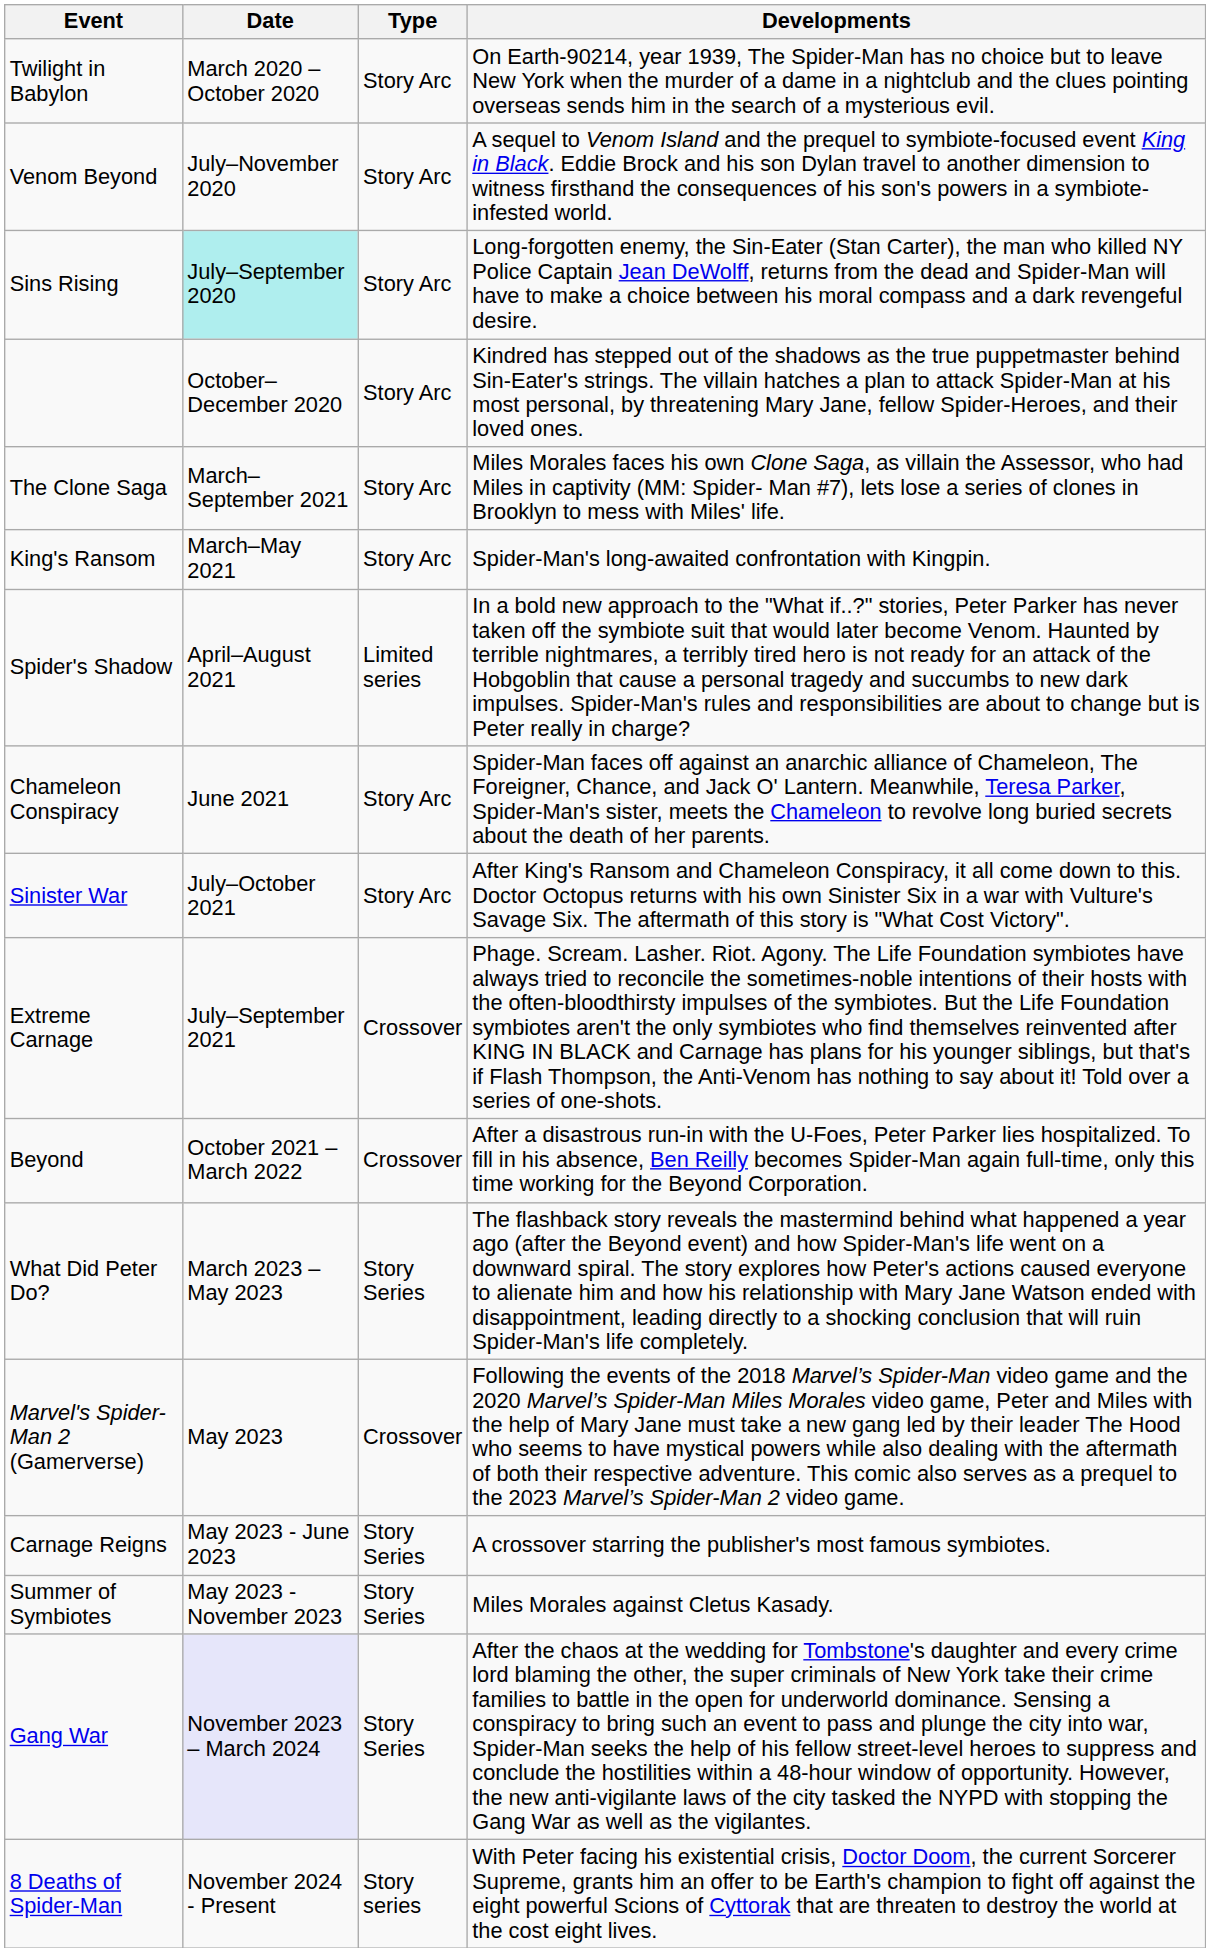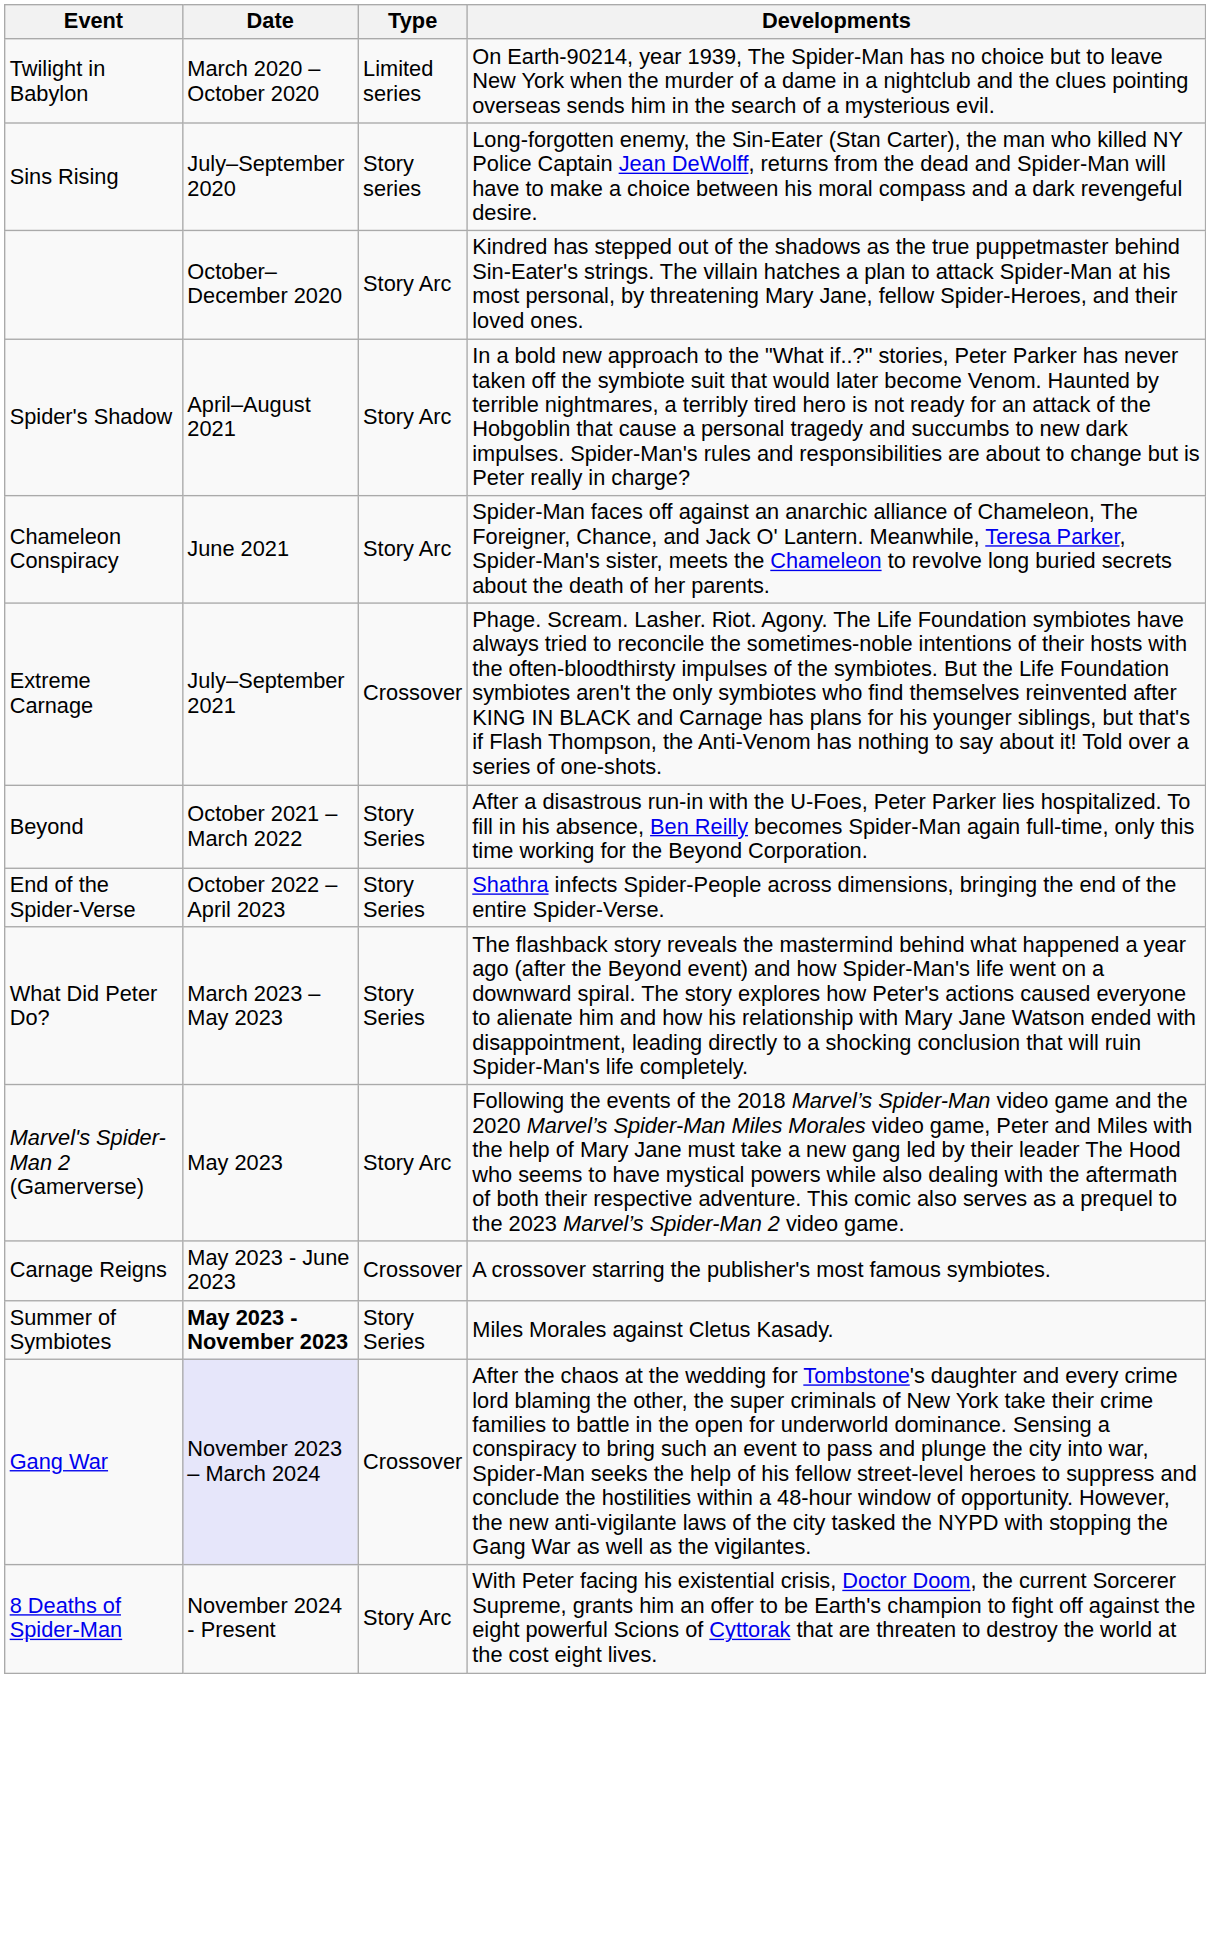(407, 80) Story Arc -> (398, 80) Limited series
- row: (83, 176)
(266, 284) paleturquoise background -> (266, 176) no background
(407, 284) Story Arc -> (392, 176) Story series
- row: (88, 488)
- row: (83, 559)
(398, 667) Limited series -> (407, 416) Story Arc
- row: (69, 895)
(413, 1160) Crossover -> (394, 826) Story Series
+ row: (73, 897)
(413, 1437) Crossover -> (407, 1162) Story Arc
(394, 1545) Story Series -> (413, 1270) Crossover
(265, 1604) normal -> (268, 1329) bold
(394, 1736) Story Series -> (413, 1461) Crossover
(392, 1893) Story series -> (407, 1618) Story Arc
